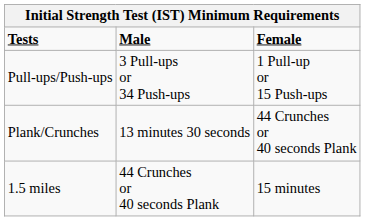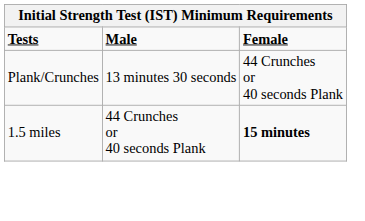- row: (60, 77)
(288, 188) normal -> (276, 133) bold
